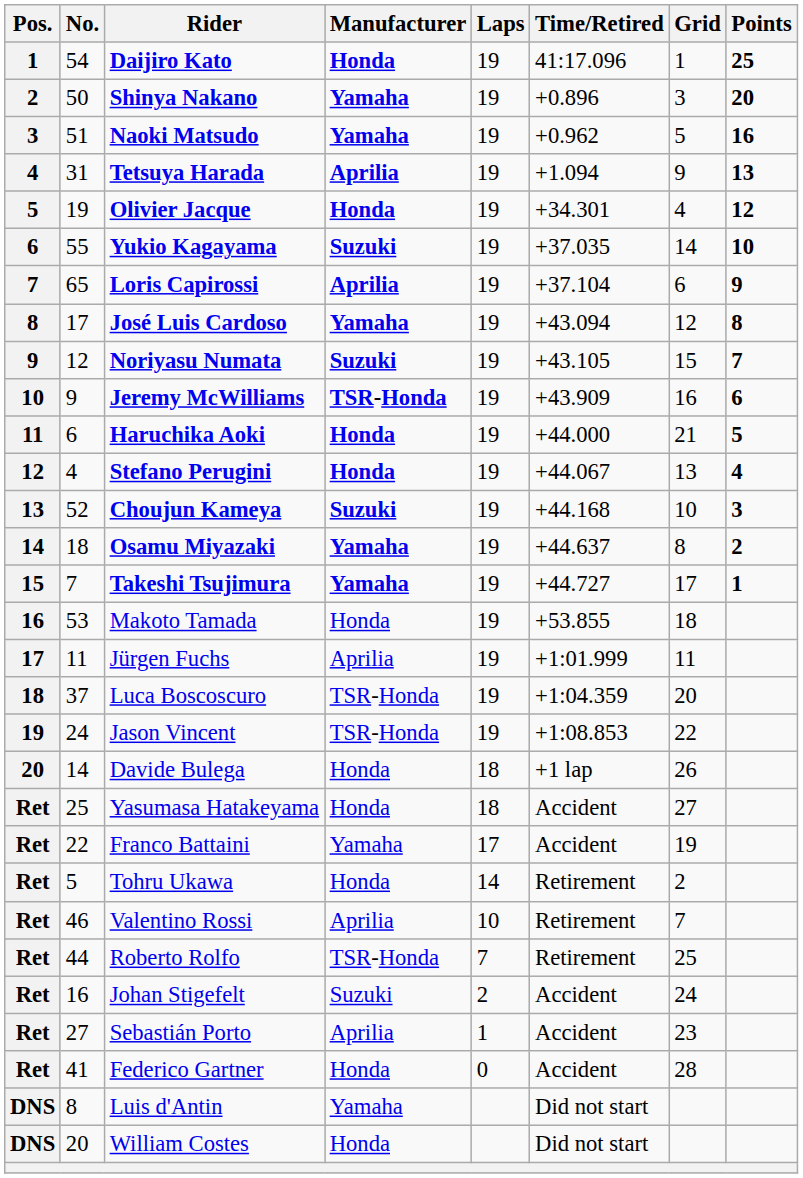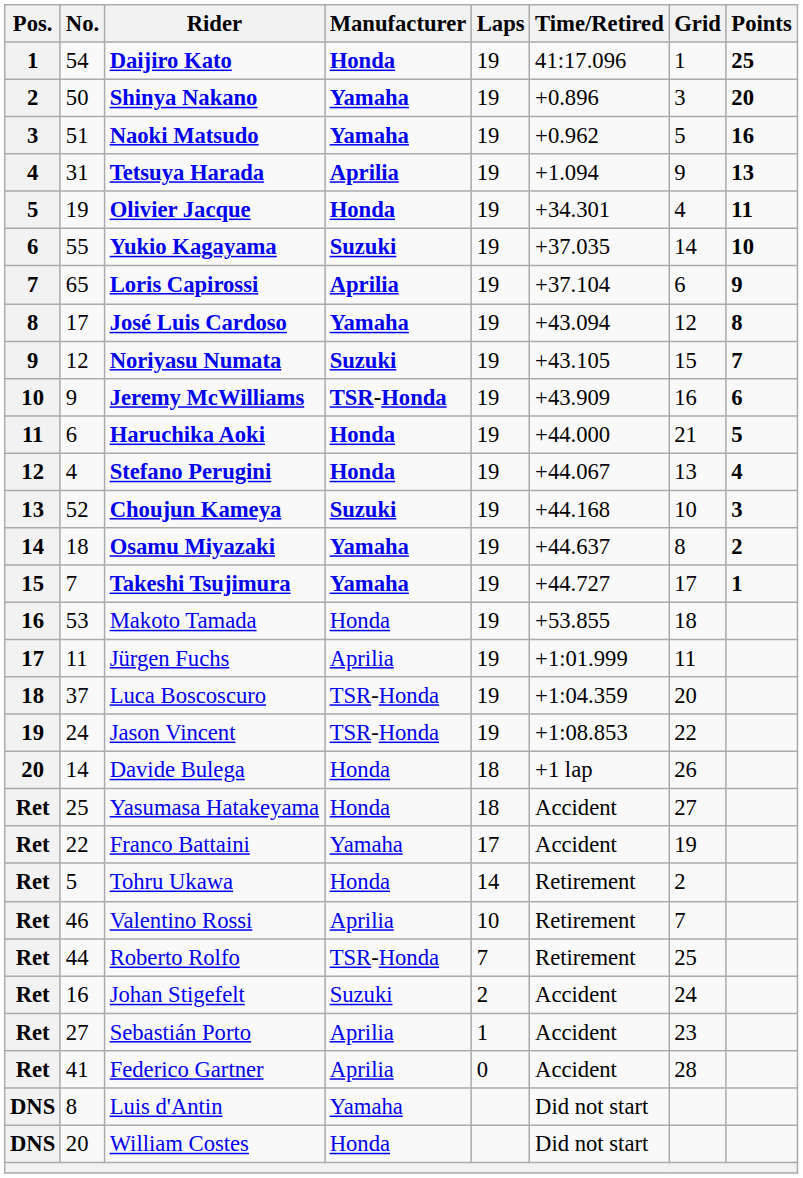(743, 210) 12 -> (742, 210) 11
(360, 1068) Honda -> (362, 1068) Aprilia
